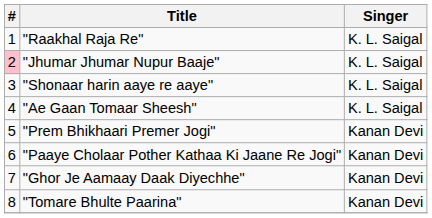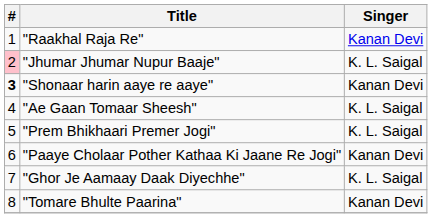(385, 39) K. L. Saigal -> (386, 39) Kanan Devi
(12, 86) normal -> (12, 86) bold
(385, 86) K. L. Saigal -> (386, 86) Kanan Devi
(386, 132) Kanan Devi -> (385, 132) K. L. Saigal
(386, 178) Kanan Devi -> (385, 178) K. L. Saigal
